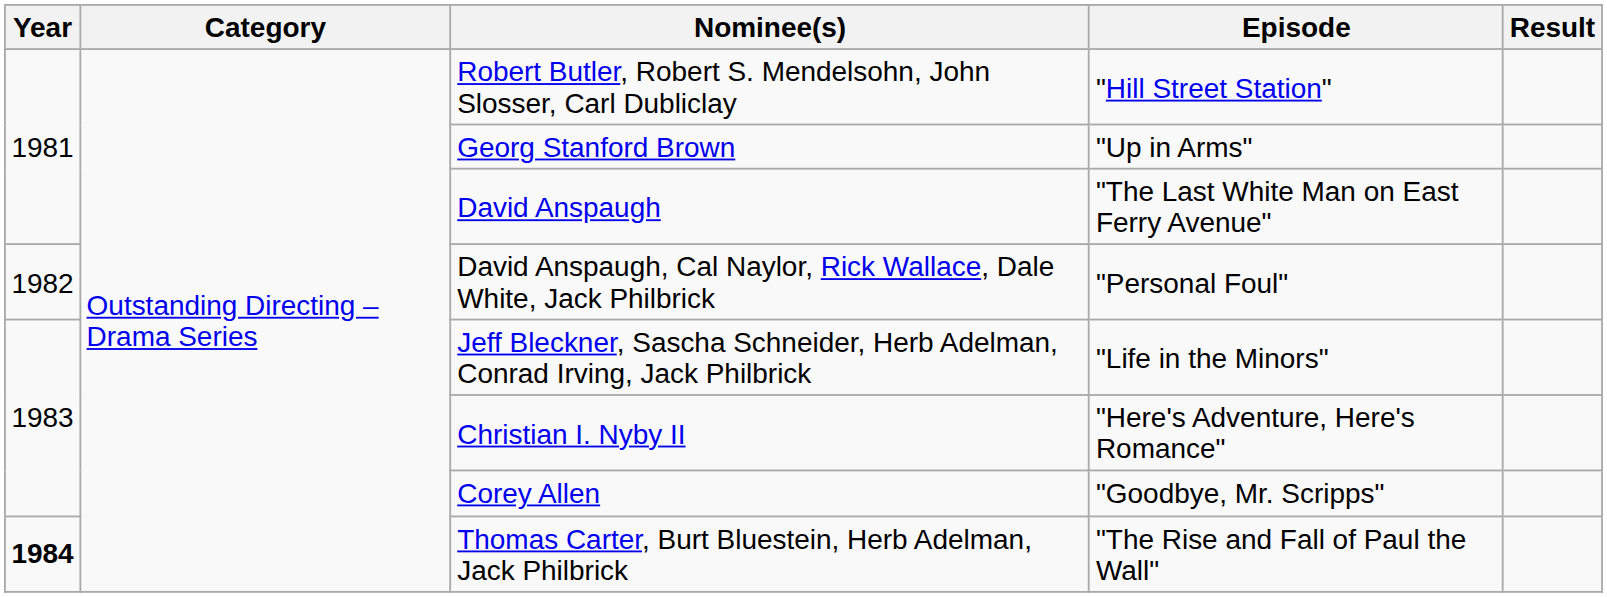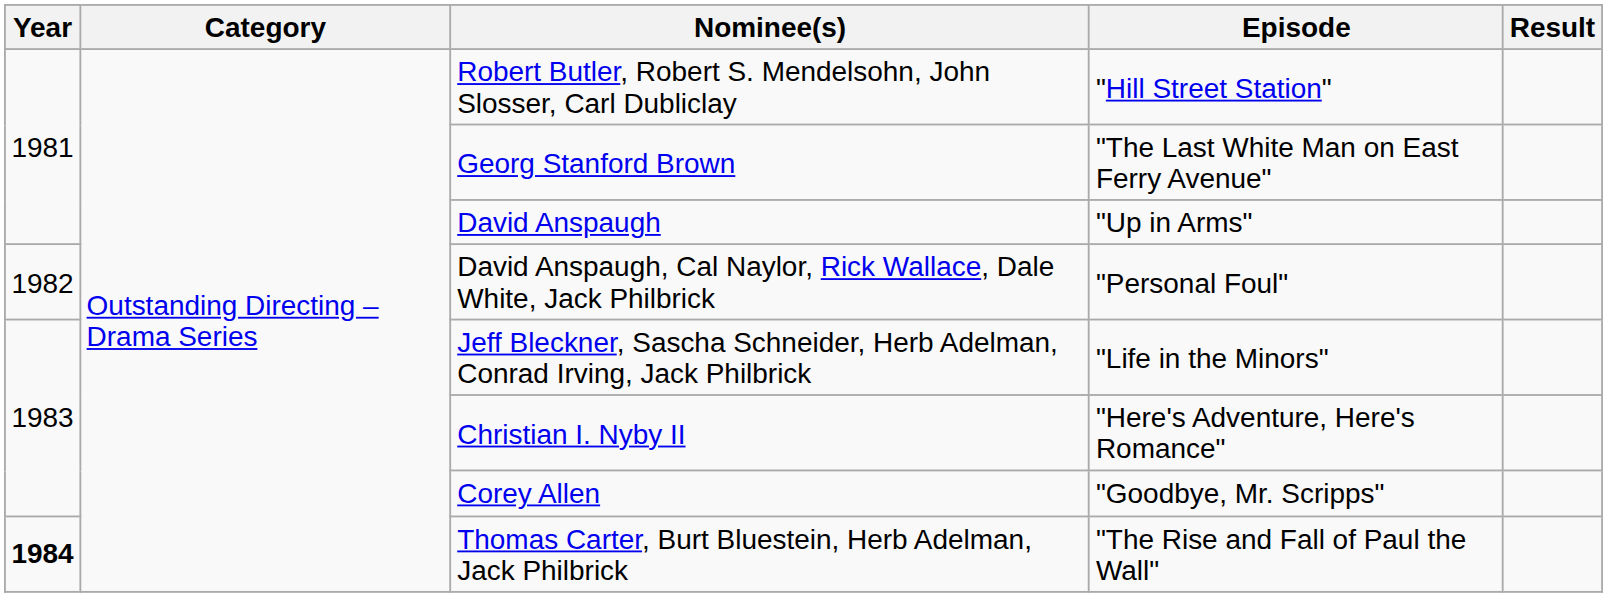(1174, 147) "Up in Arms" -> (1277, 163) "The Last White Man on East Ferry Avenue"
(1277, 207) "The Last White Man on East Ferry Avenue" -> (1174, 223) "Up in Arms"
